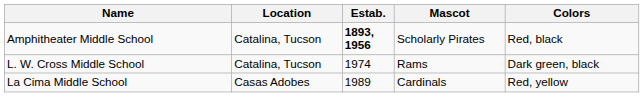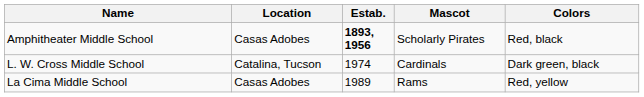(278, 38) Catalina, Tucson -> (272, 38) Casas Adobes
(412, 63) Rams -> (422, 63) Cardinals
(422, 82) Cardinals -> (412, 82) Rams
